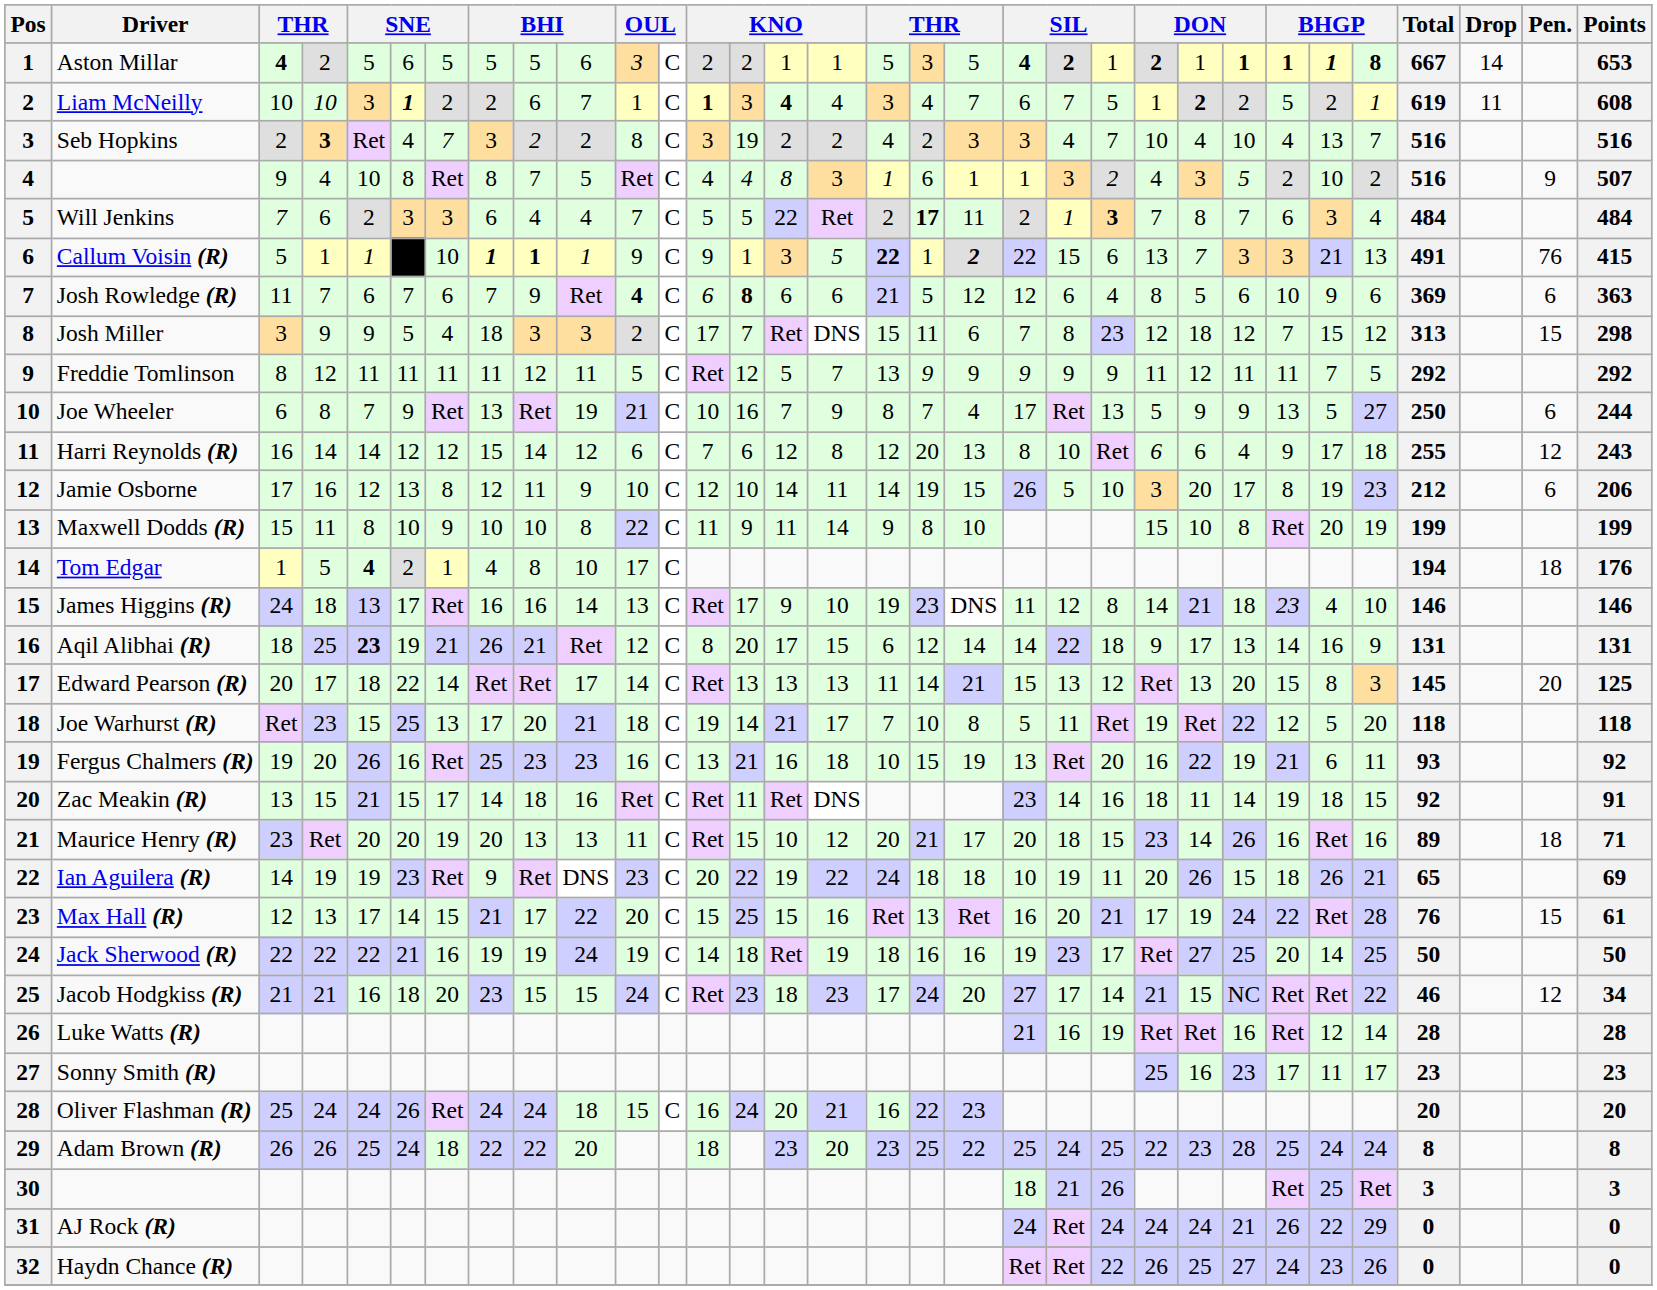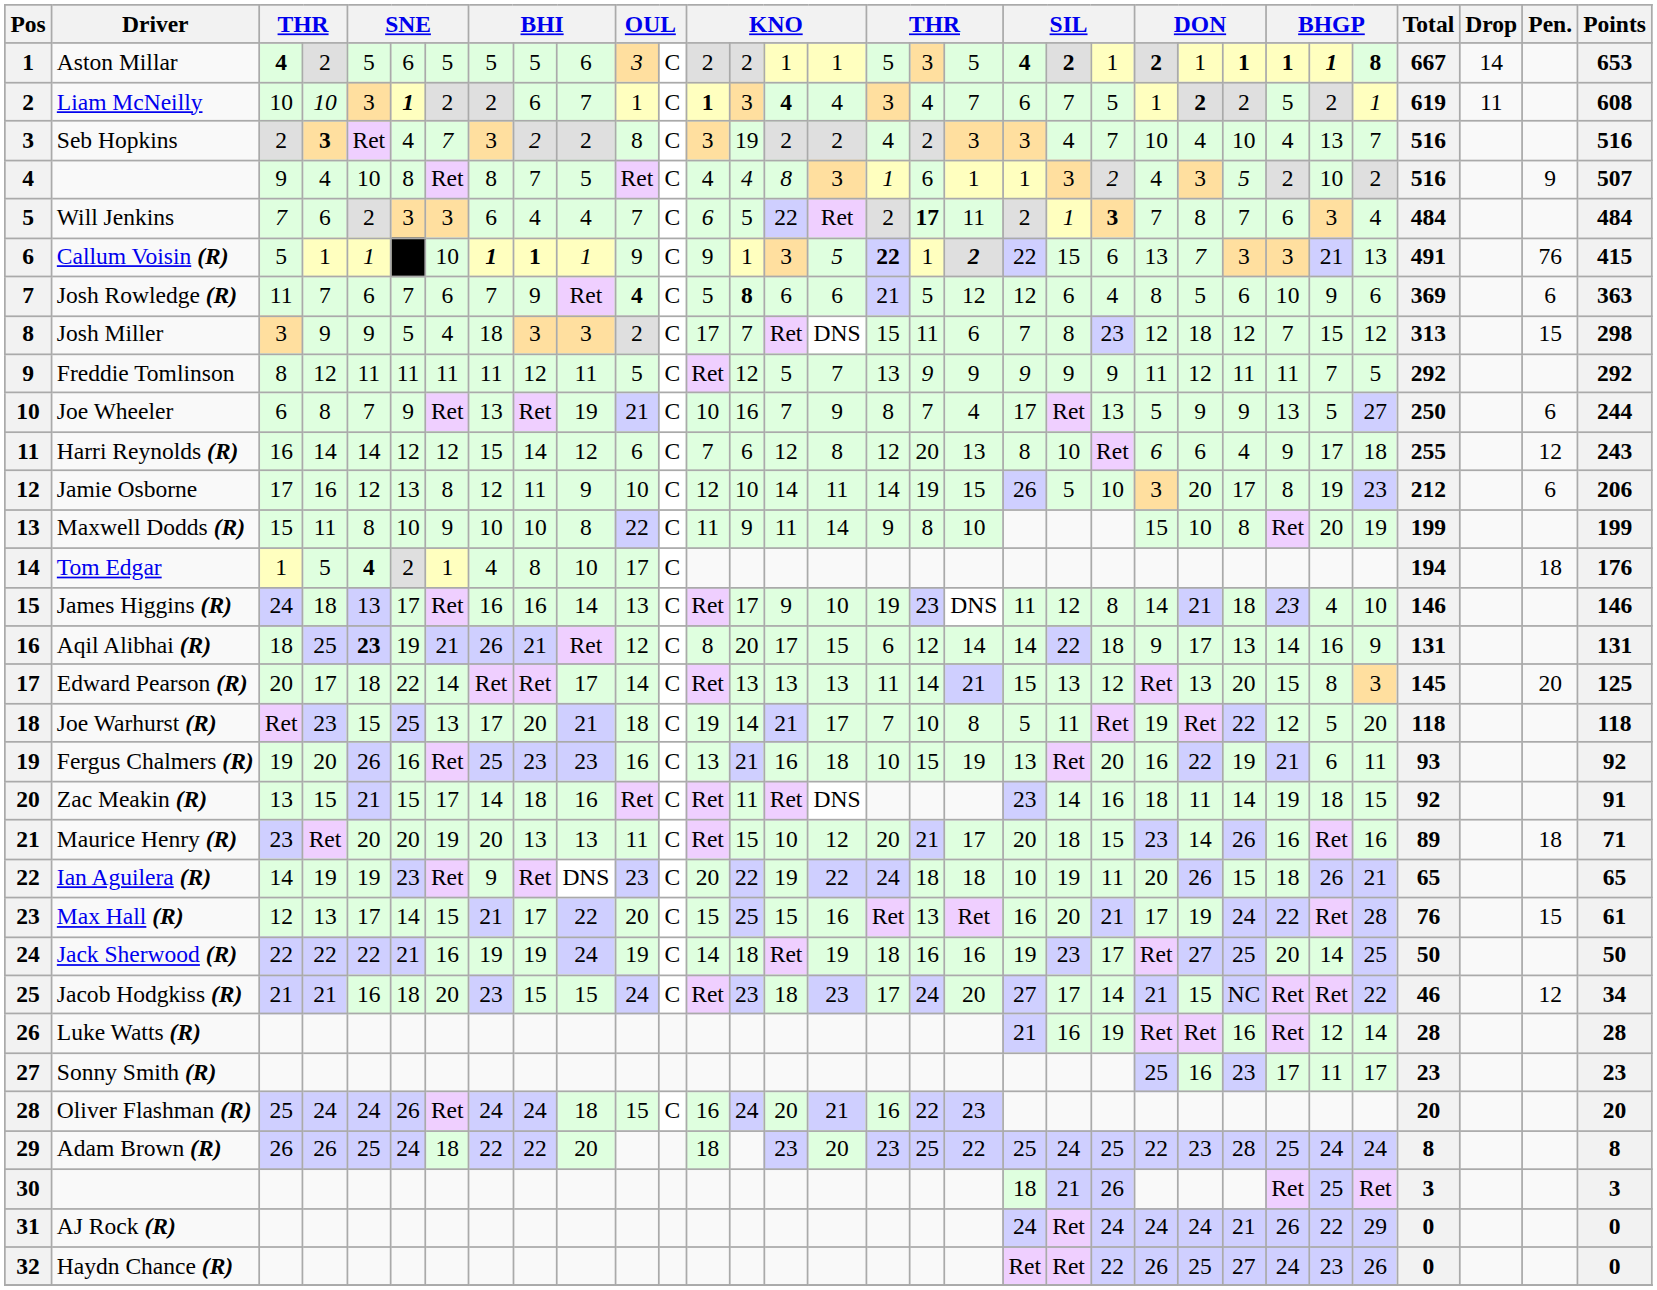(708, 217) 5 -> (708, 217) 6
(708, 295) 6 -> (708, 295) 5
(1615, 877) 69 -> (1615, 877) 65
